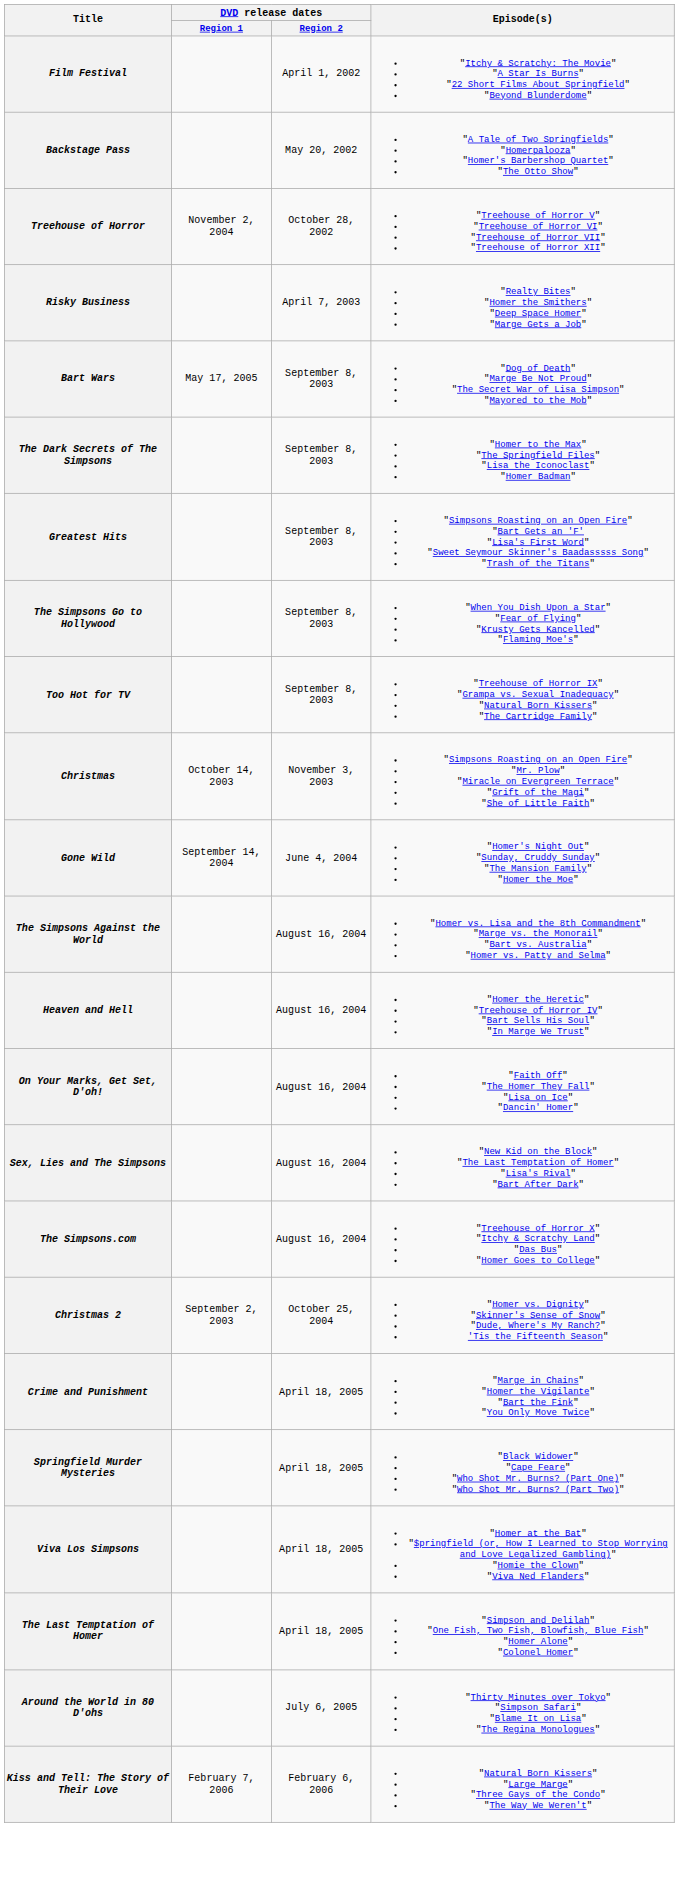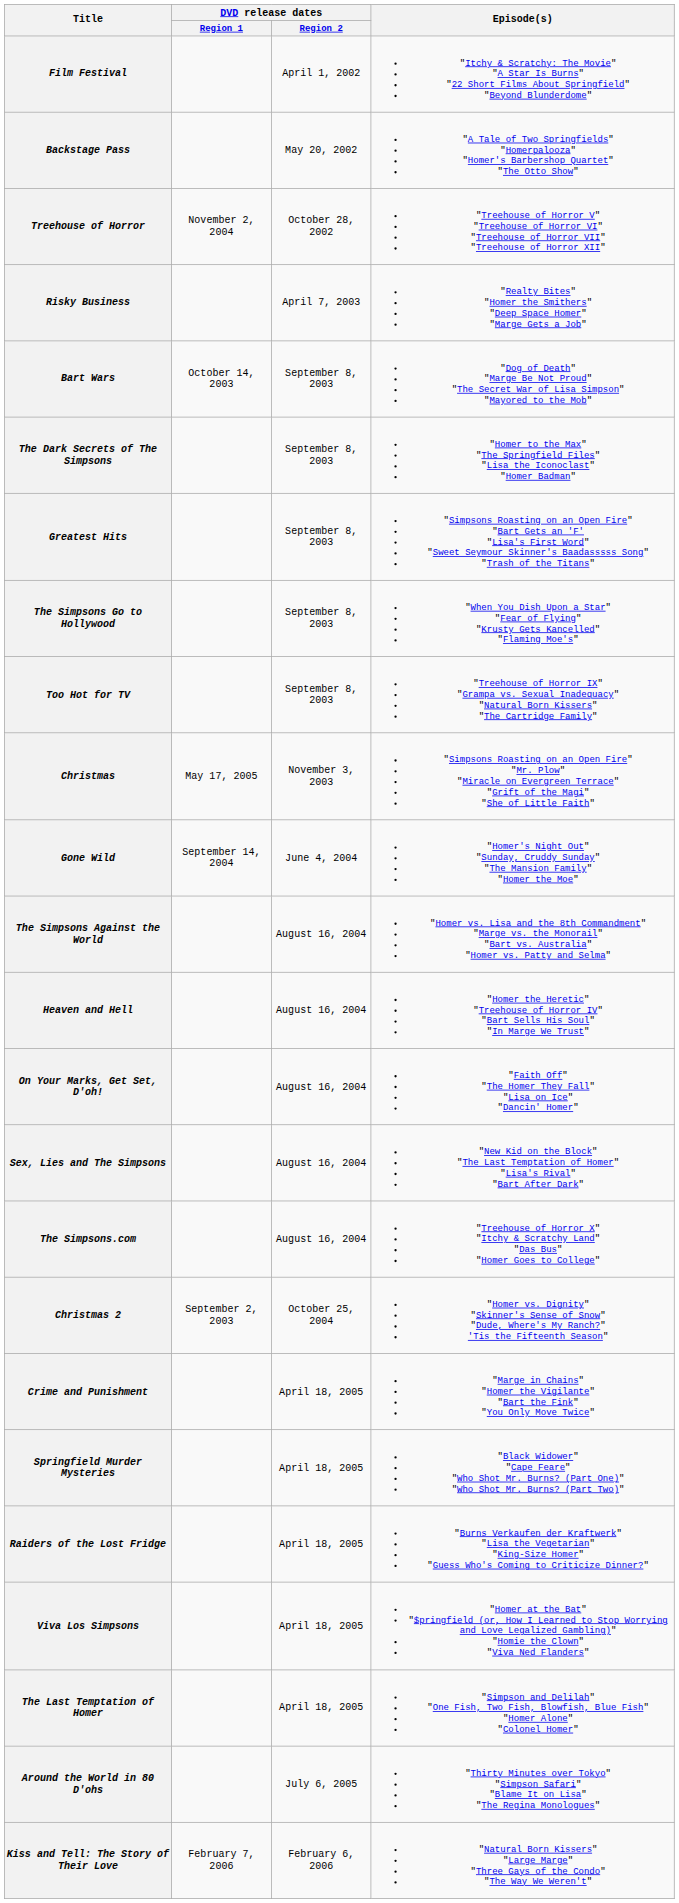(221, 379) May 17, 2005 -> (221, 379) October 14, 2003
(221, 776) October 14, 2003 -> (221, 776) May 17, 2005
+ row: (88, 1544)
